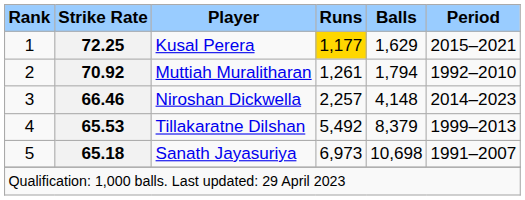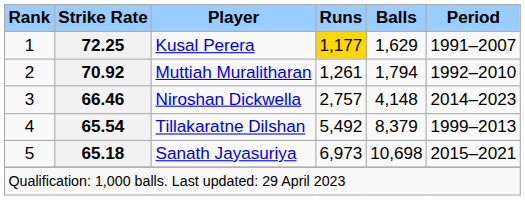(473, 45) 2015–2021 -> (473, 45) 1991–2007
(341, 99) 2,257 -> (341, 99) 2,757
(103, 126) 65.53 -> (103, 126) 65.54
(473, 153) 1991–2007 -> (473, 153) 2015–2021
